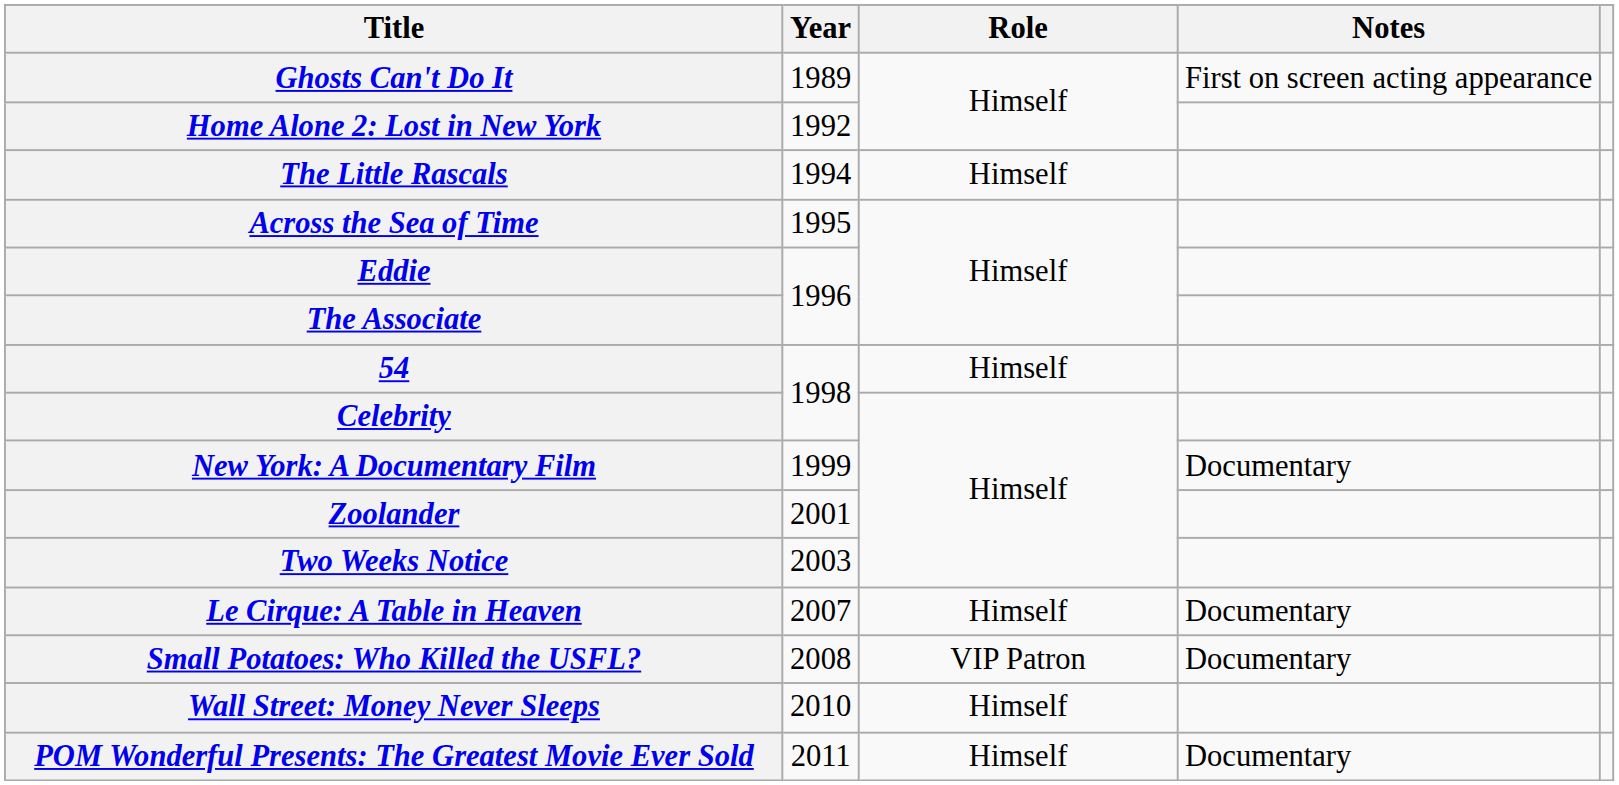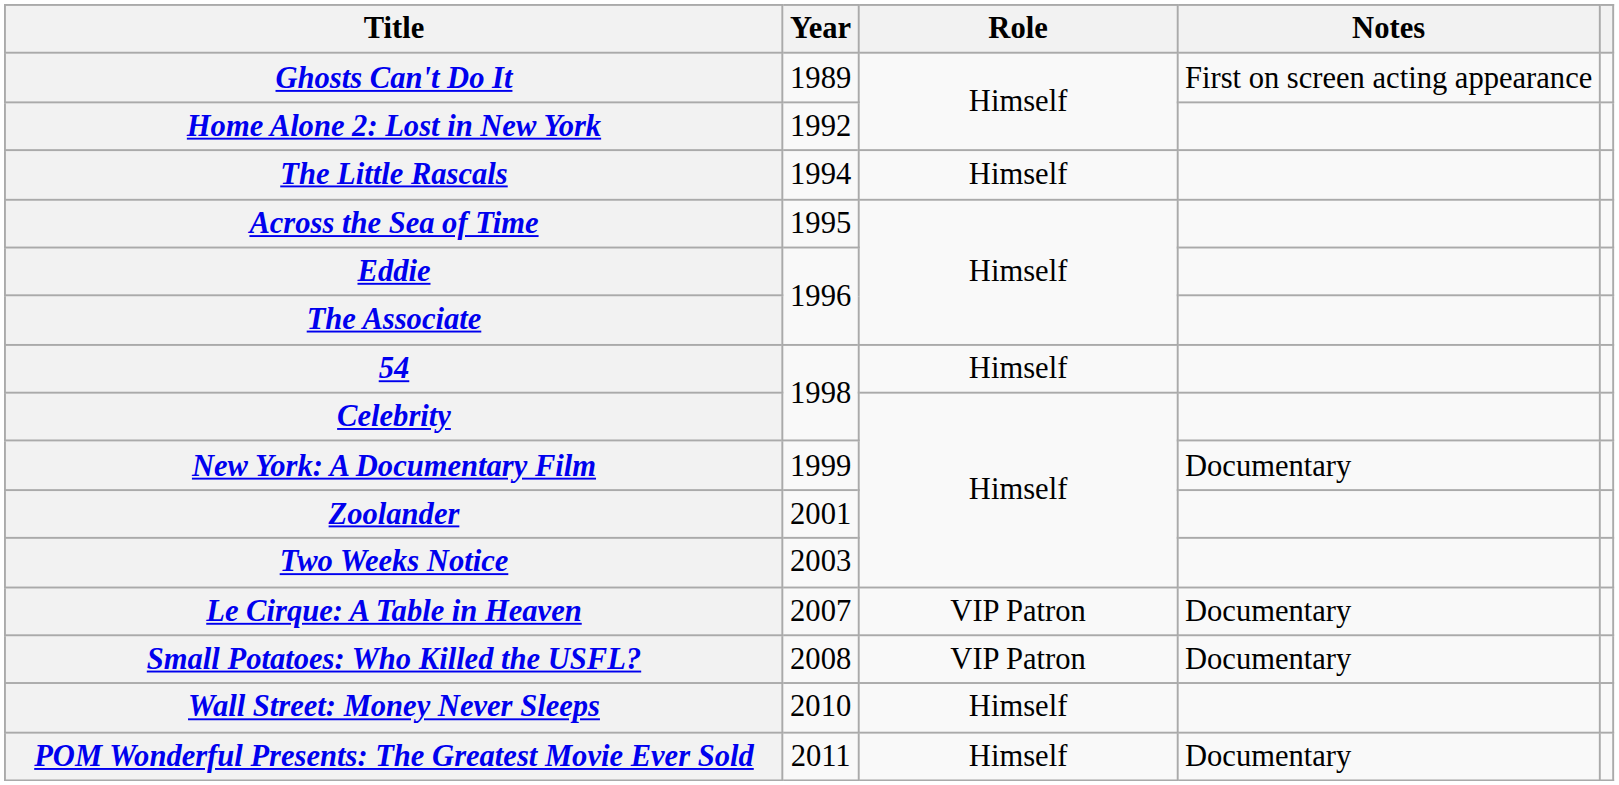(1018, 610) Himself -> (1018, 610) VIP Patron
